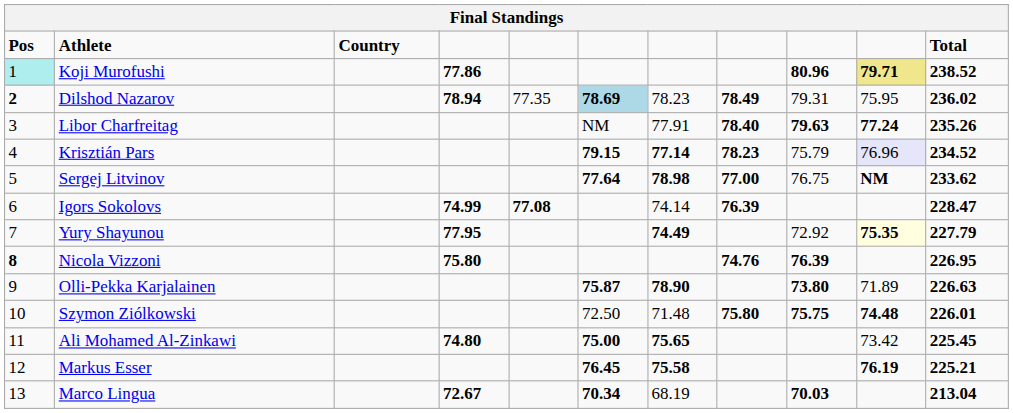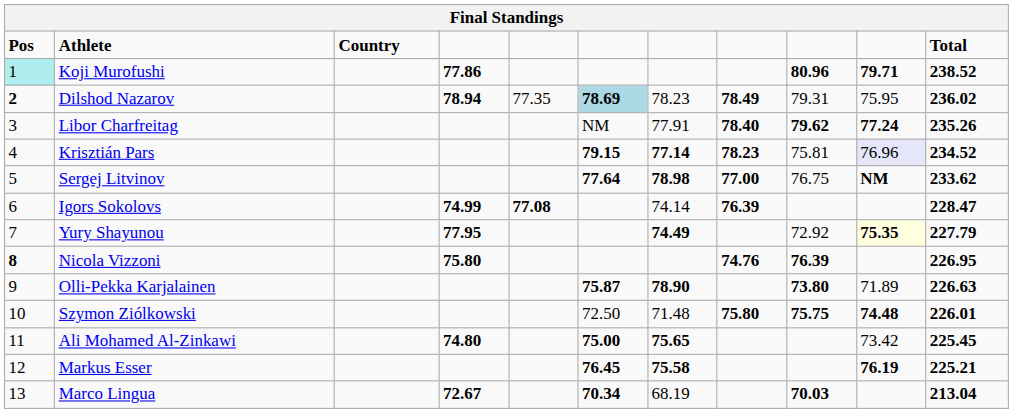(879, 71) khaki background -> (879, 71) no background
(810, 125) 79.63 -> (810, 125) 79.62
(810, 152) 75.79 -> (810, 152) 75.81
